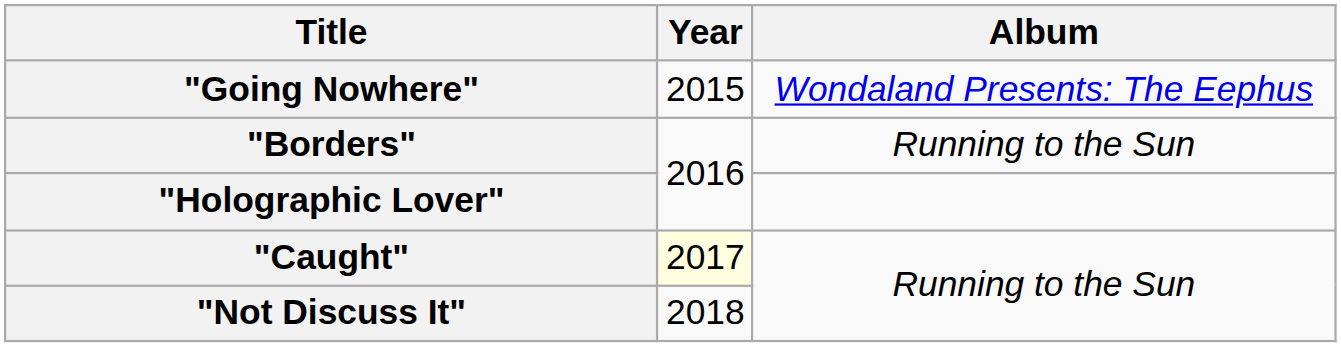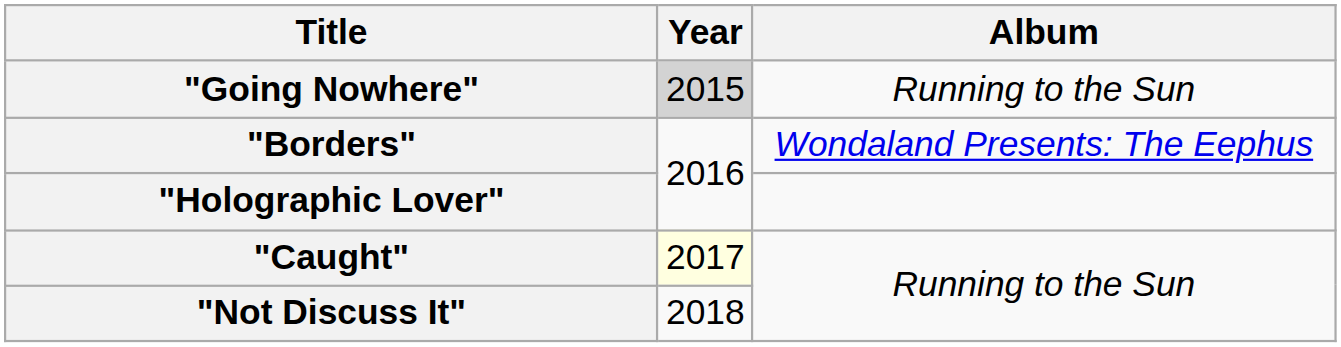(705, 88) no background -> (705, 88) lightgrey background
(1044, 88) Wondaland Presents: The Eephus -> (1044, 88) Running to the Sun
(1044, 144) Running to the Sun -> (1044, 144) Wondaland Presents: The Eephus
